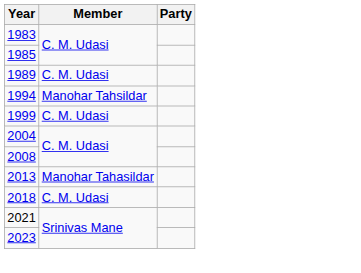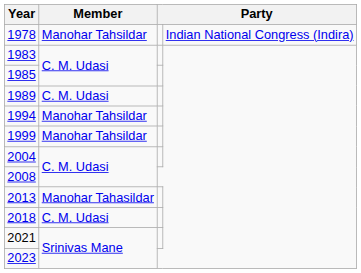+ row: (22, 34)
(75, 116) C. M. Udasi -> (94, 136) Manohar Tahsildar
